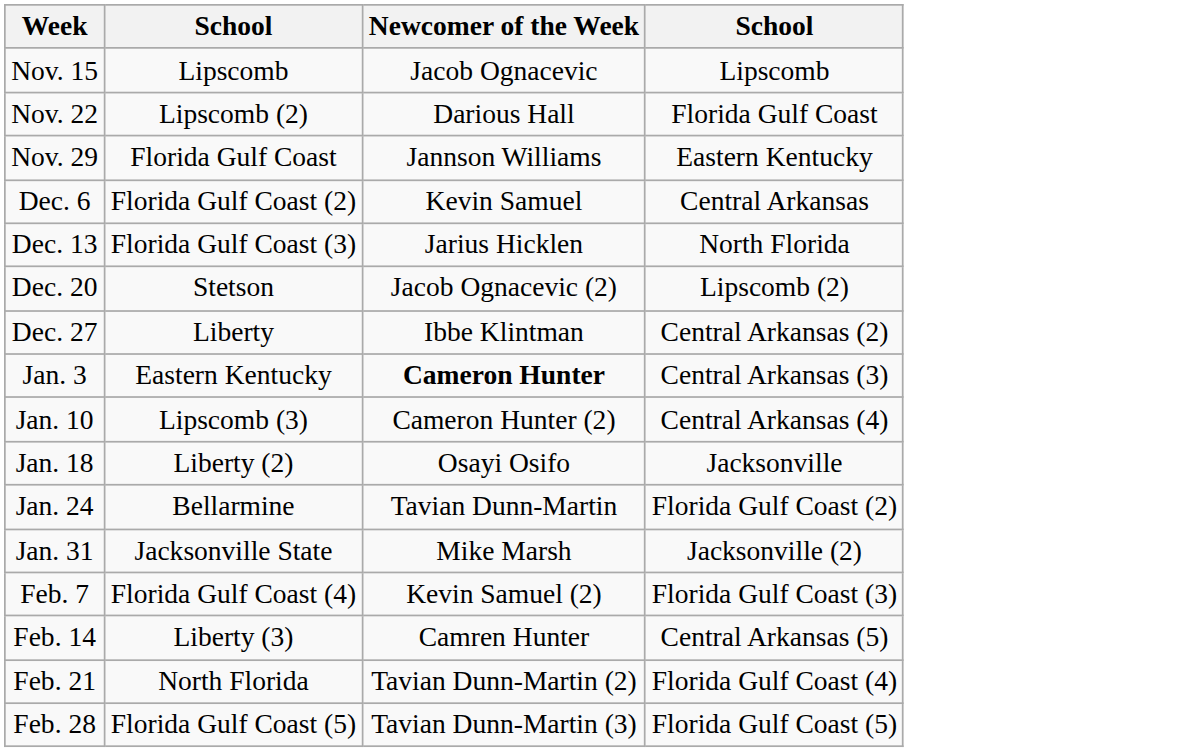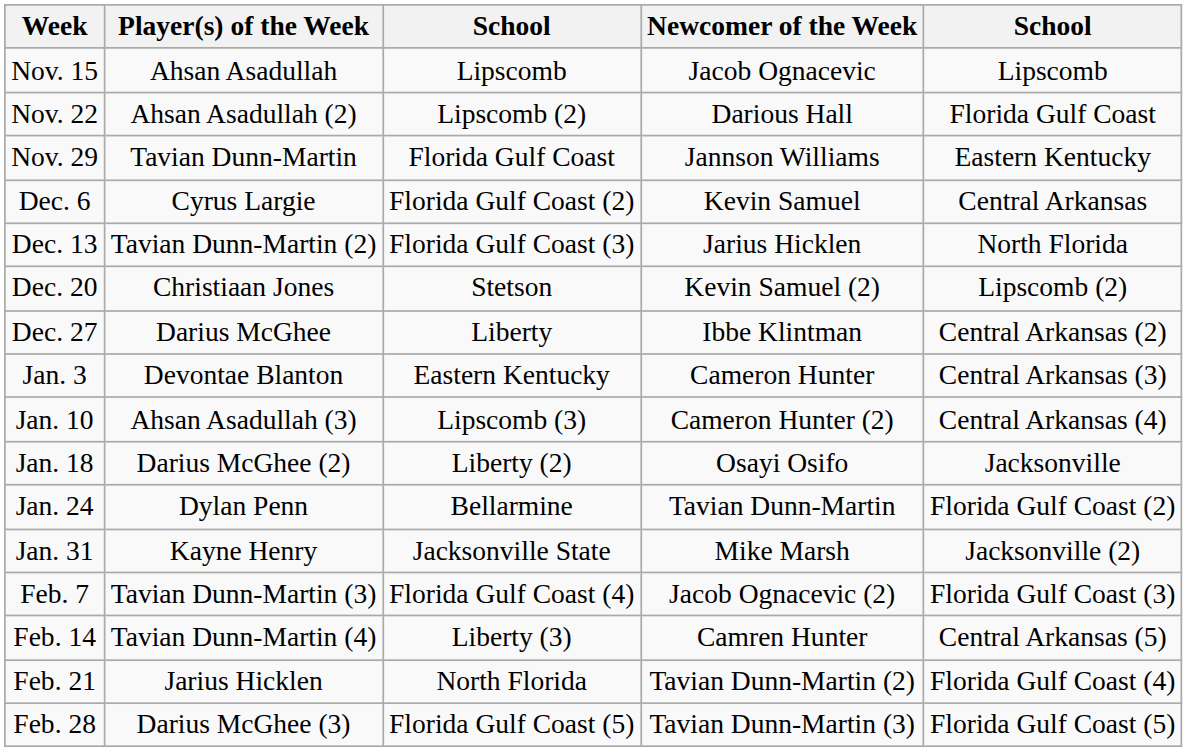+ column: (244, 26)
(504, 288) Jacob Ognacevic (2) -> (782, 288) Kevin Samuel (2)
(504, 375) bold -> (782, 375) normal
(504, 593) Kevin Samuel (2) -> (782, 593) Jacob Ognacevic (2)
